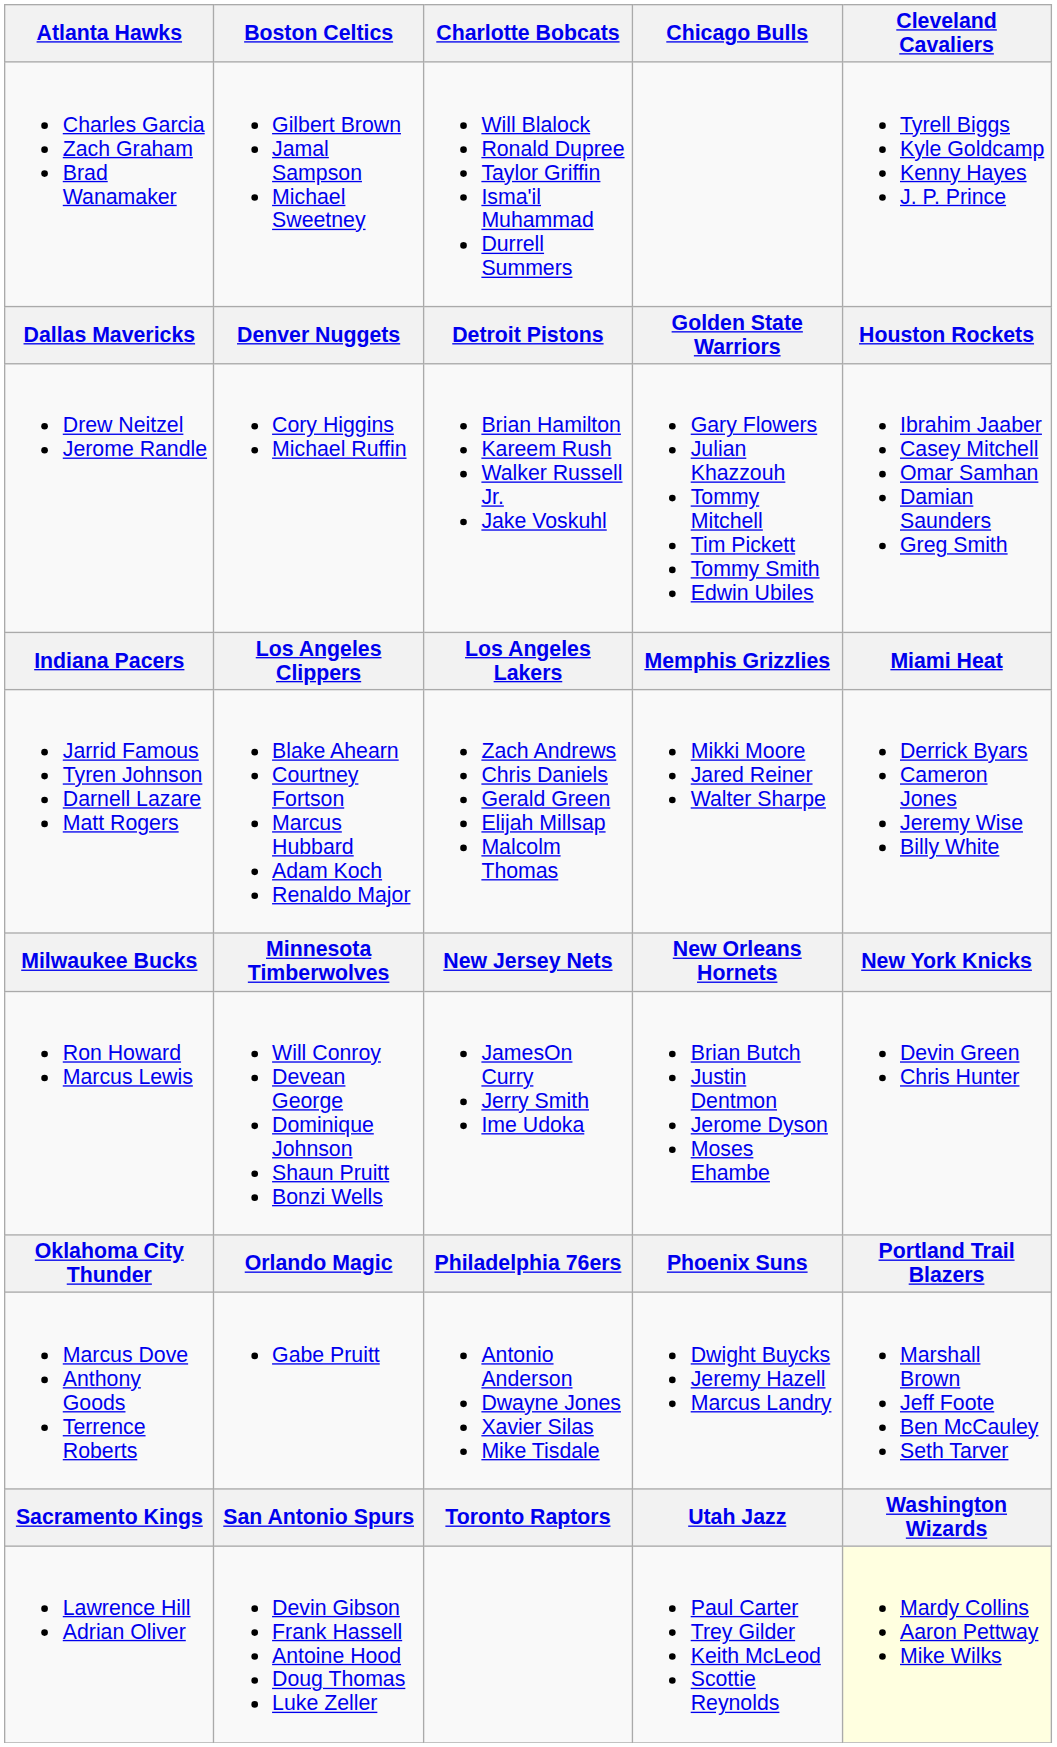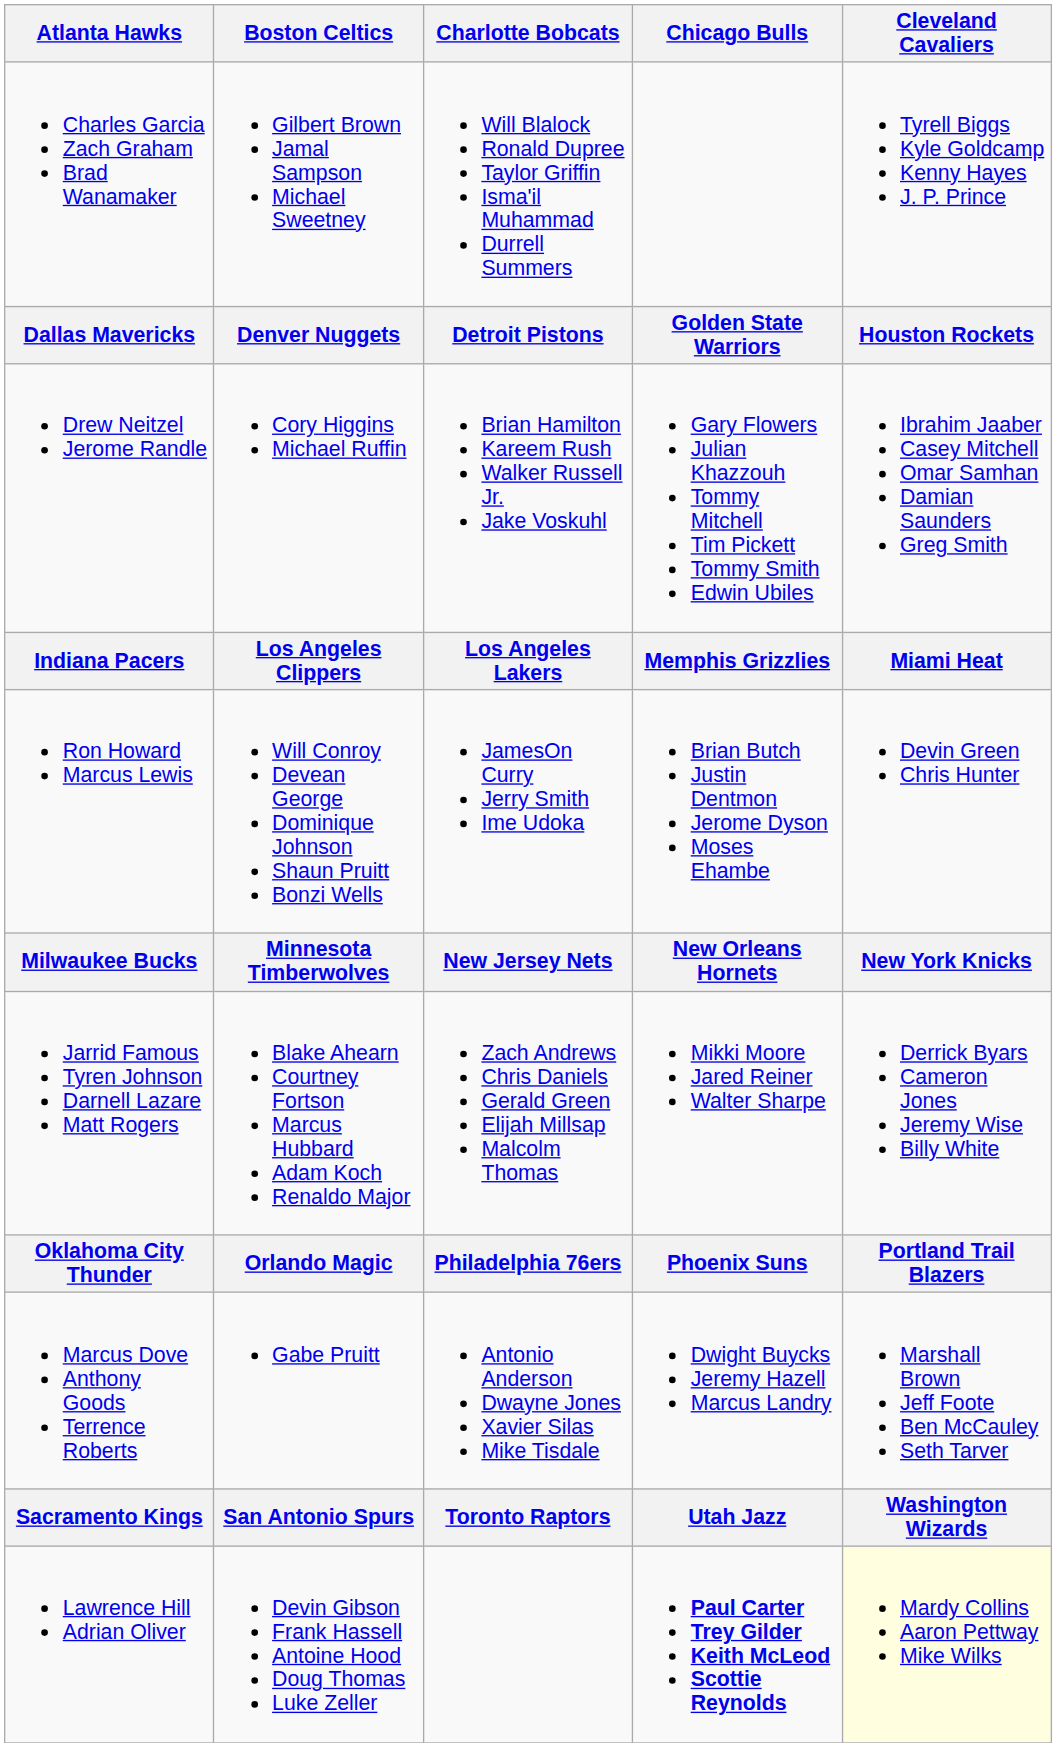rows swapped: (109, 787) <-> (109, 1065)
(737, 1656) normal -> (737, 1656) bold
